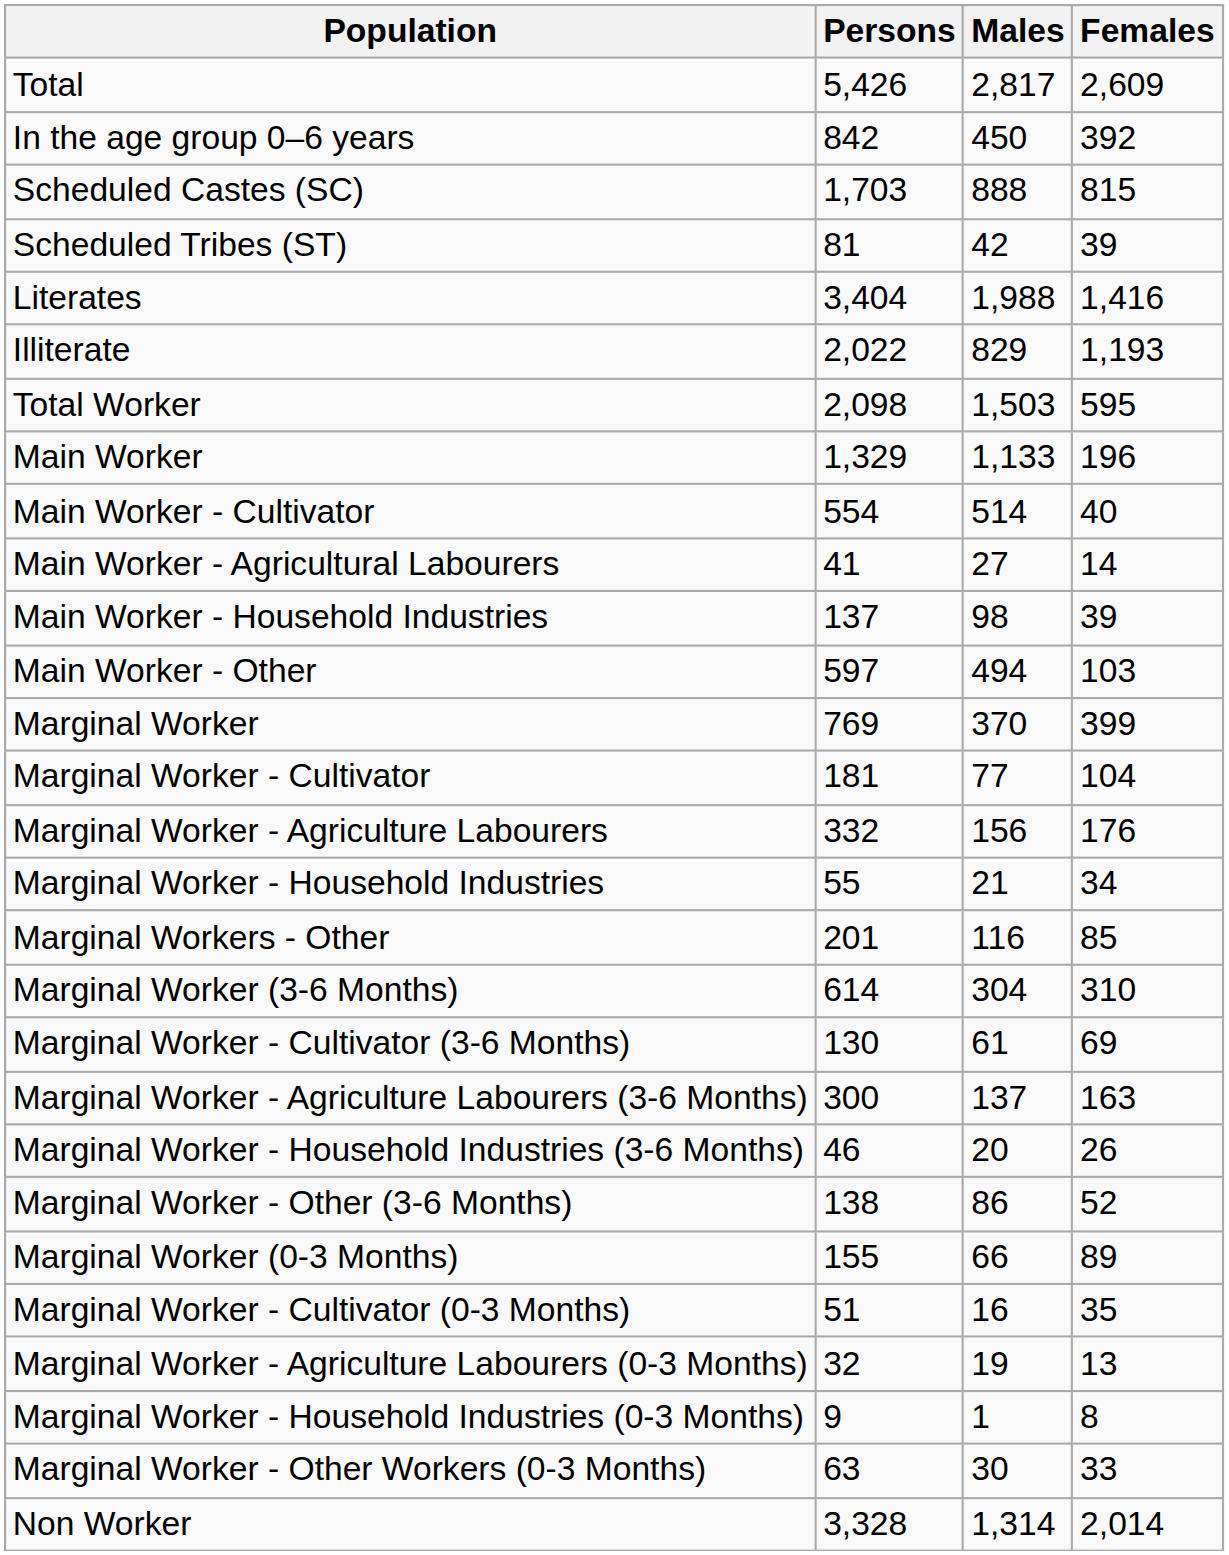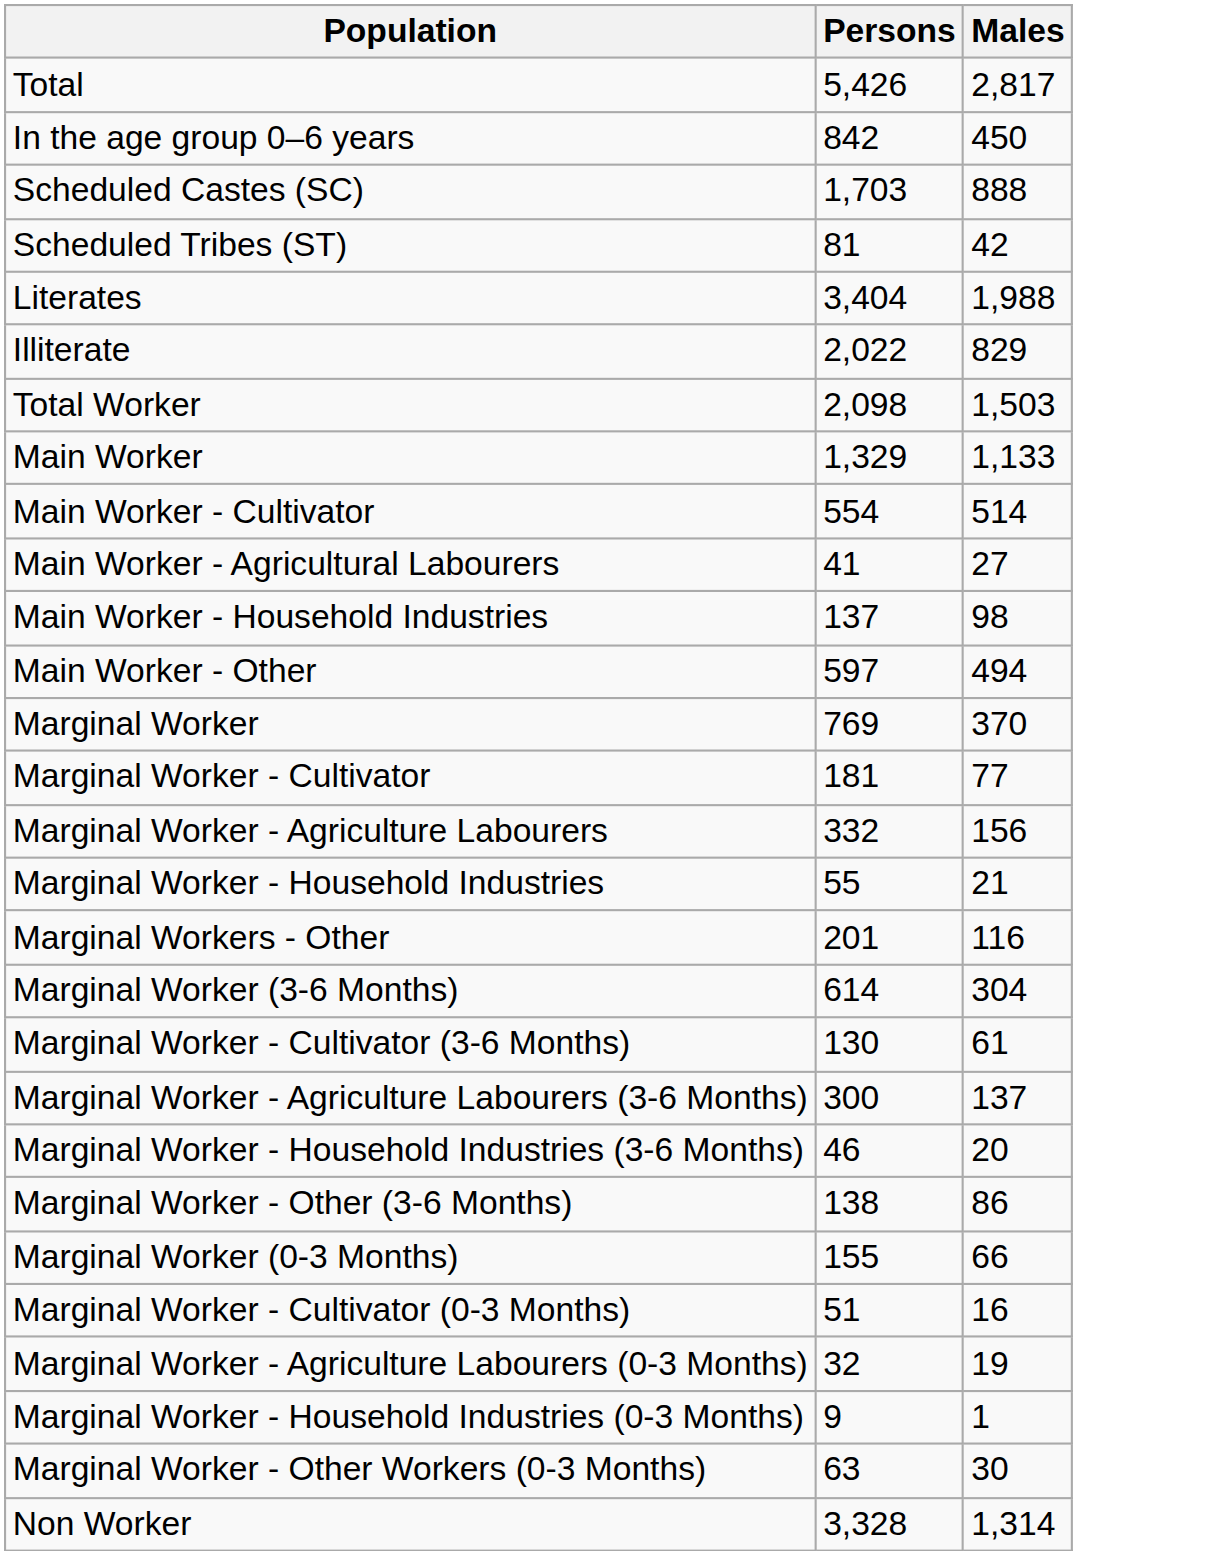- column: (1147, 31)
